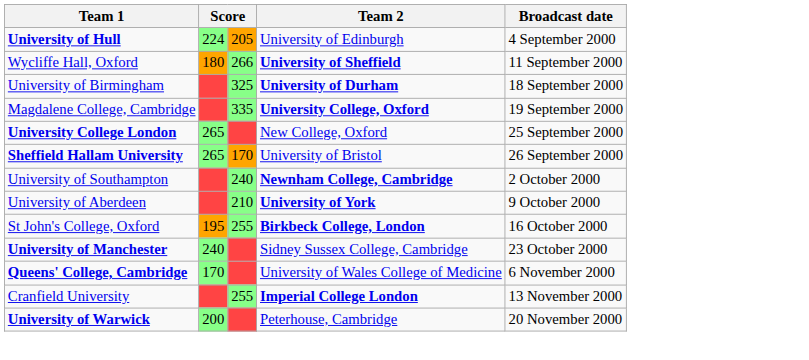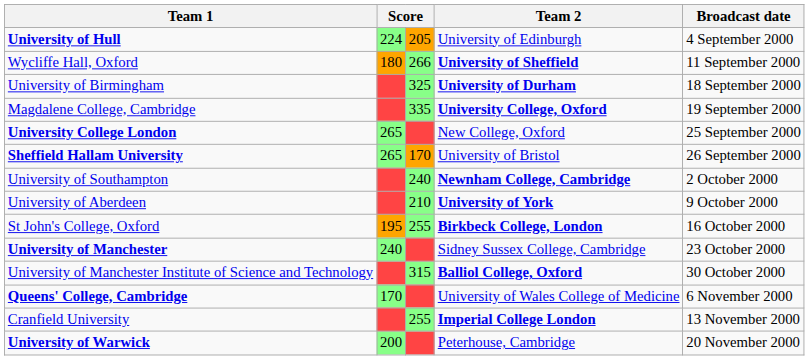+ row: (191, 272)
